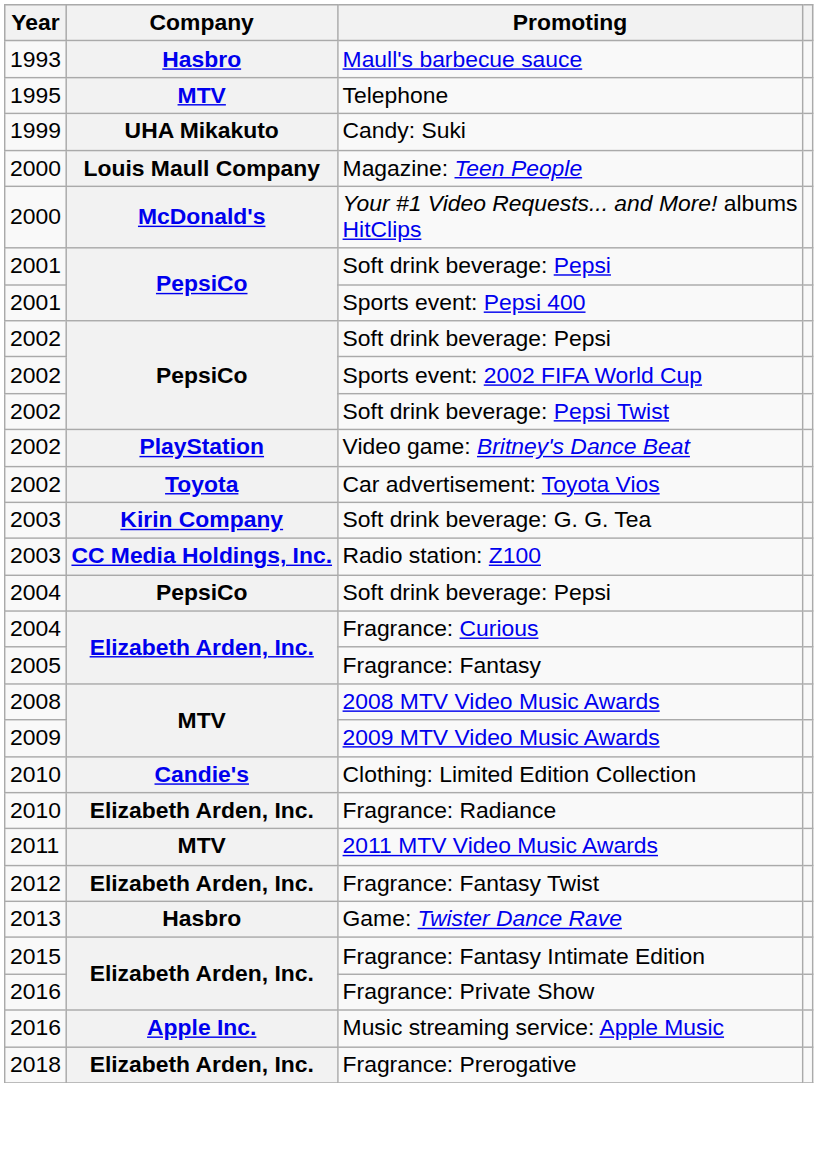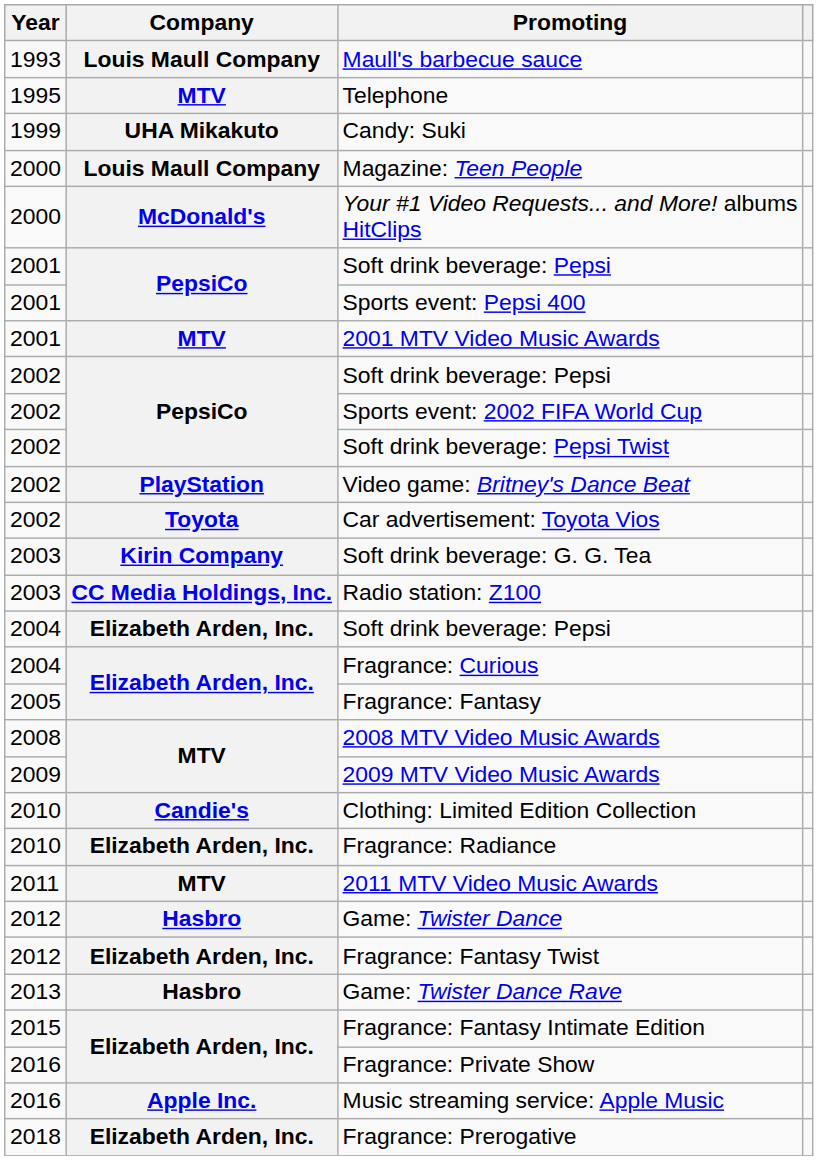(202, 58) Hasbro -> (202, 58) Louis Maull Company
+ row: (35, 338)
(202, 592) PepsiCo -> (202, 628) Elizabeth Arden, Inc.
+ row: (35, 919)
